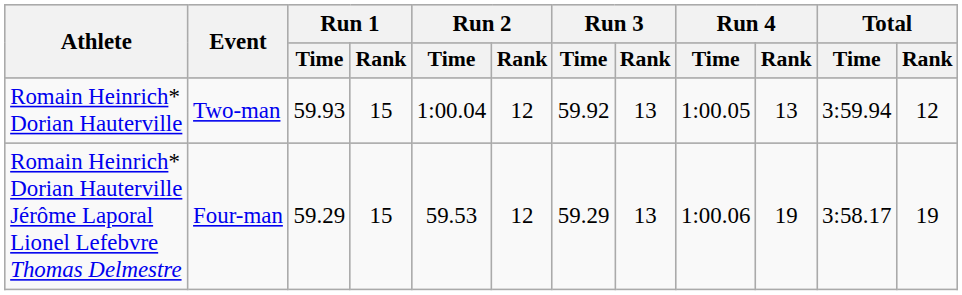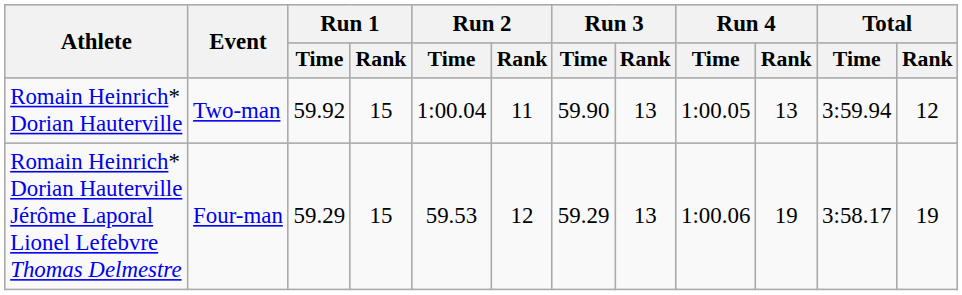(319, 110) 59.93 -> (319, 110) 59.92
(522, 110) 12 -> (522, 110) 11
(584, 110) 59.92 -> (584, 110) 59.90
